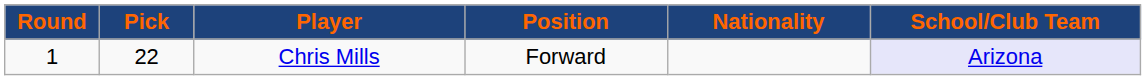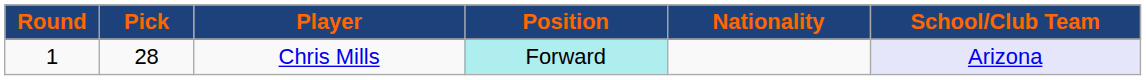(147, 56) 22 -> (147, 56) 28
(566, 56) no background -> (566, 56) paleturquoise background
